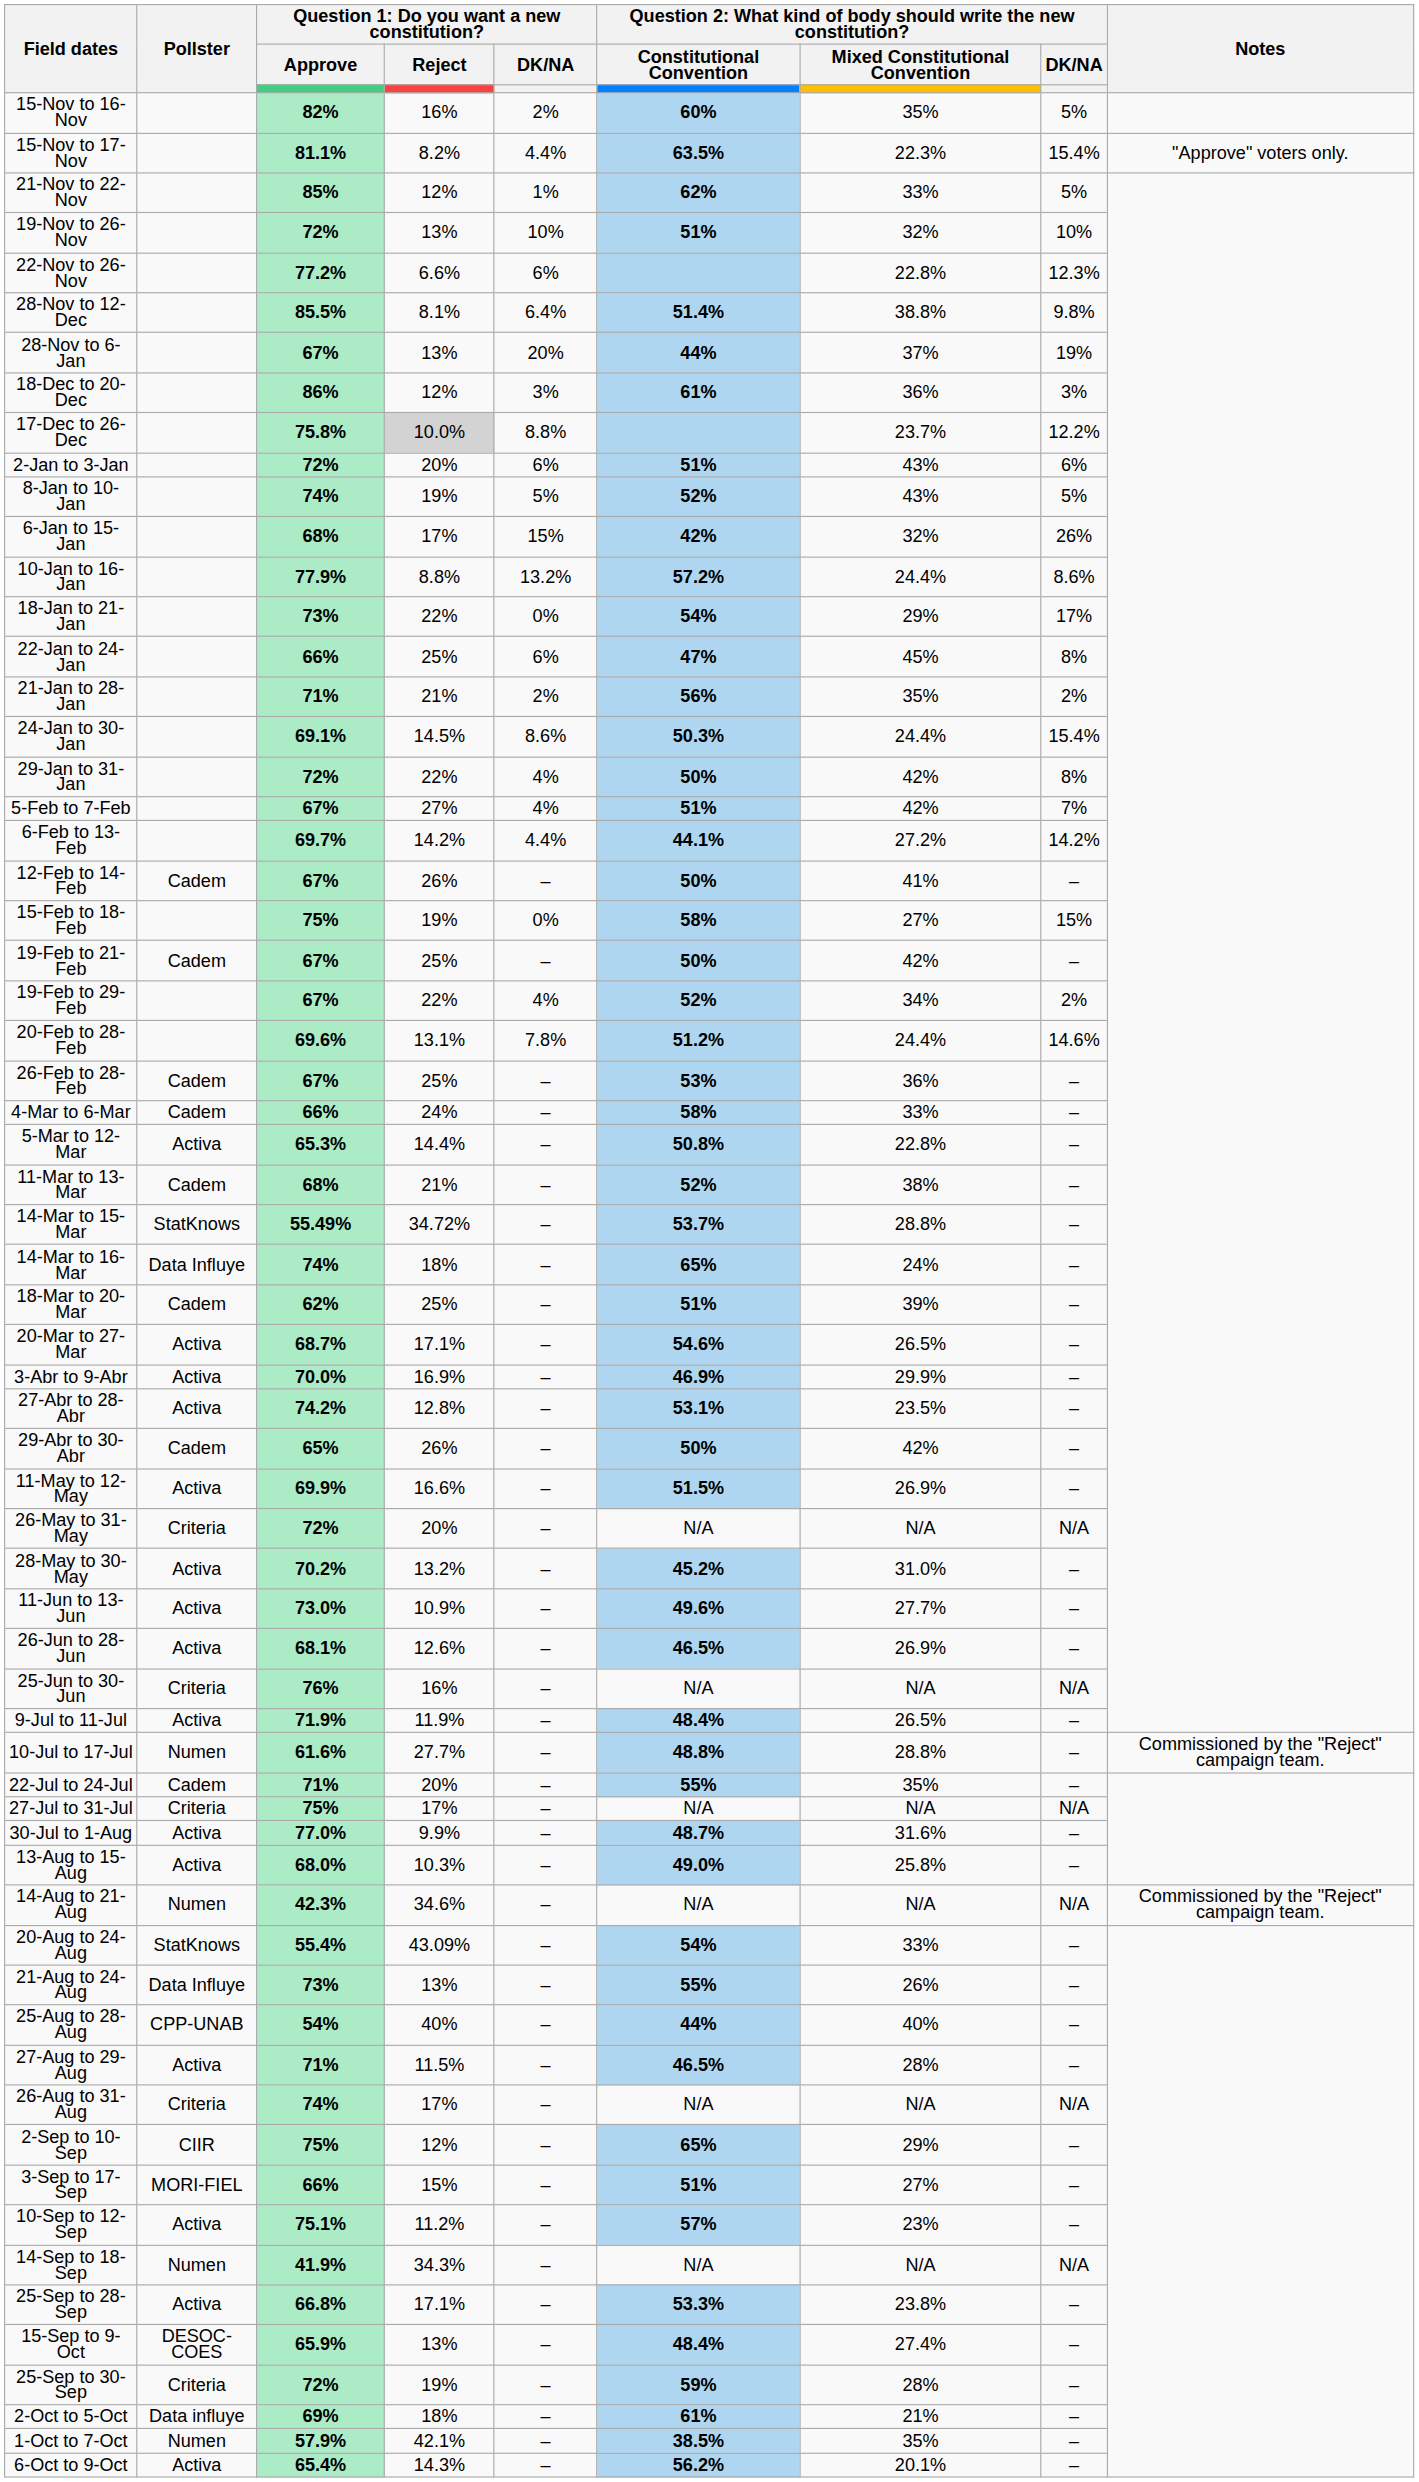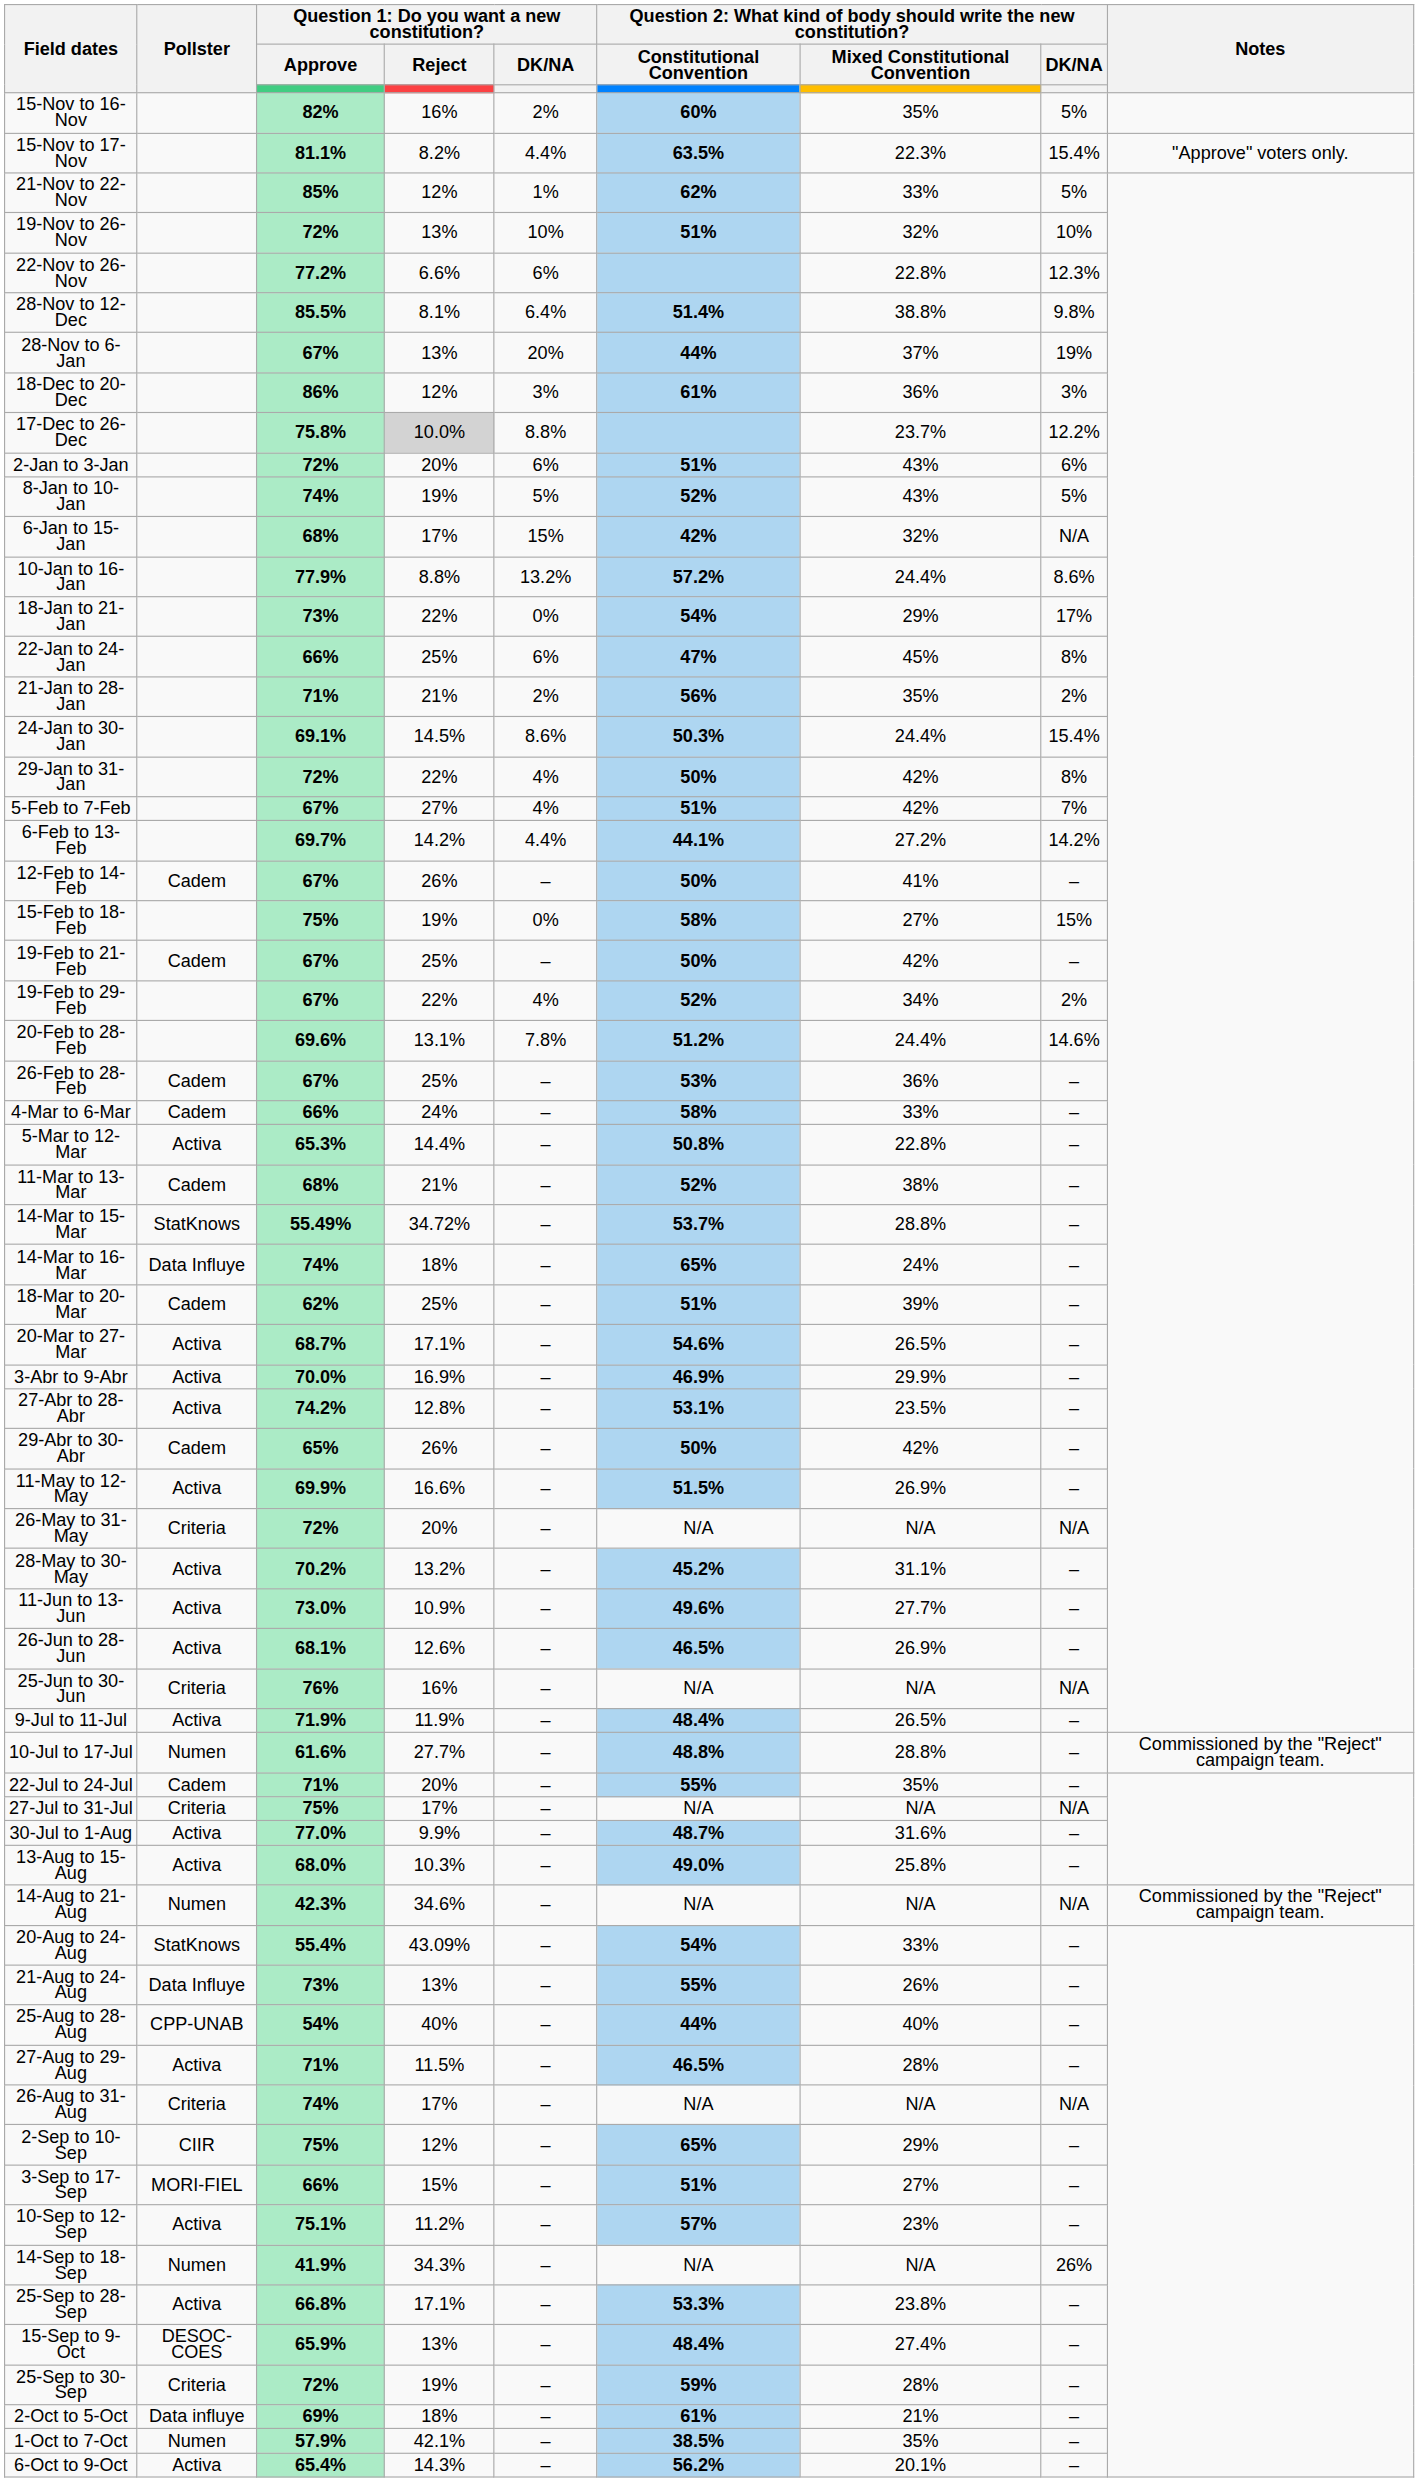(1074, 536) 26% -> (1074, 536) N/A
(920, 1568) 31.0% -> (920, 1568) 31.1%
(1074, 2264) N/A -> (1074, 2264) 26%
